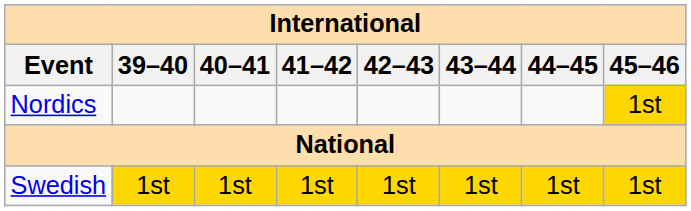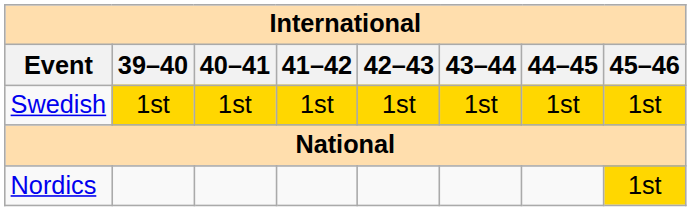rows swapped: (53, 104) <-> (58, 184)
